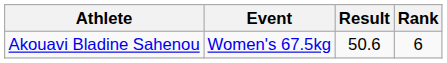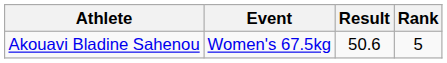(418, 45) 6 -> (418, 45) 5
